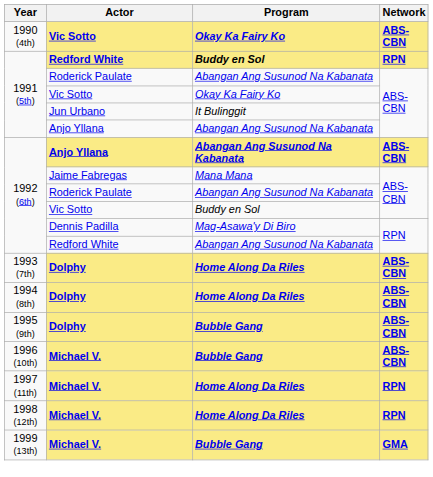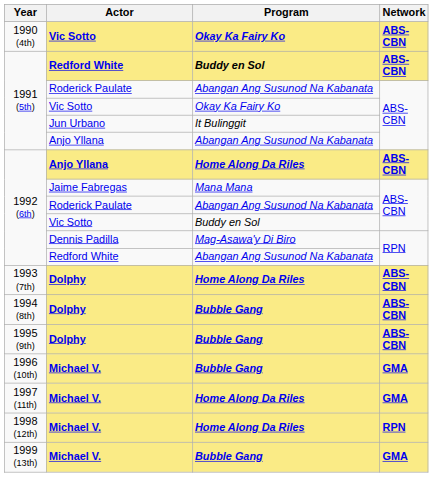(394, 59) RPN -> (396, 65) ABS-CBN
(263, 152) Abangan Ang Susunod Na Kabanata -> (250, 164) Home Along Da Riles
(250, 297) Home Along Da Riles -> (229, 309) Bubble Gang
(396, 356) ABS-CBN -> (395, 368) GMA
(394, 386) RPN -> (395, 398) GMA
